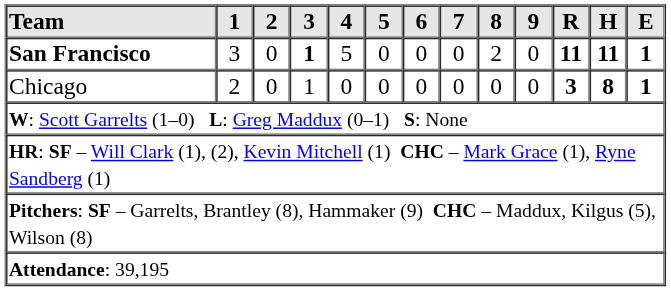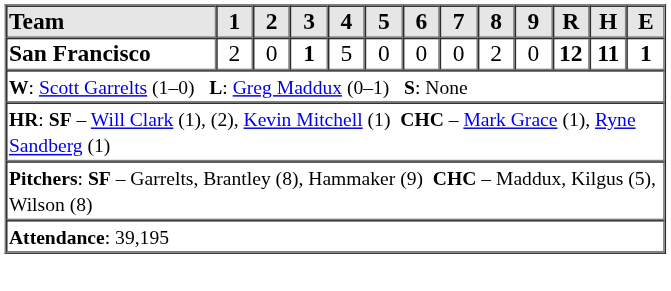(234, 53) 3 -> (234, 53) 2
(571, 53) 11 -> (571, 53) 12
- row: (48, 86)
